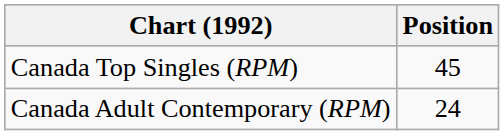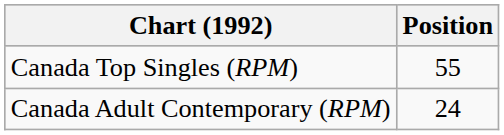(448, 66) 45 -> (448, 66) 55
